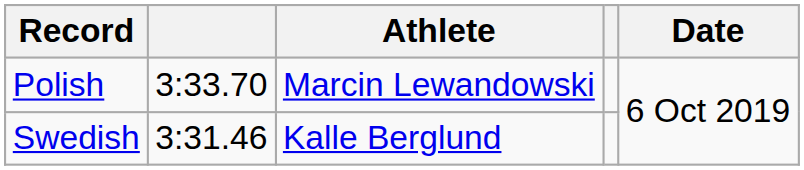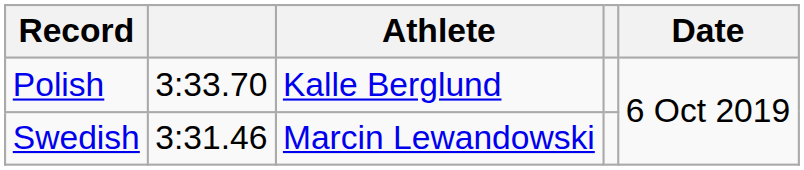(439, 84) Marcin Lewandowski -> (392, 84) Kalle Berglund
(392, 137) Kalle Berglund -> (439, 137) Marcin Lewandowski
